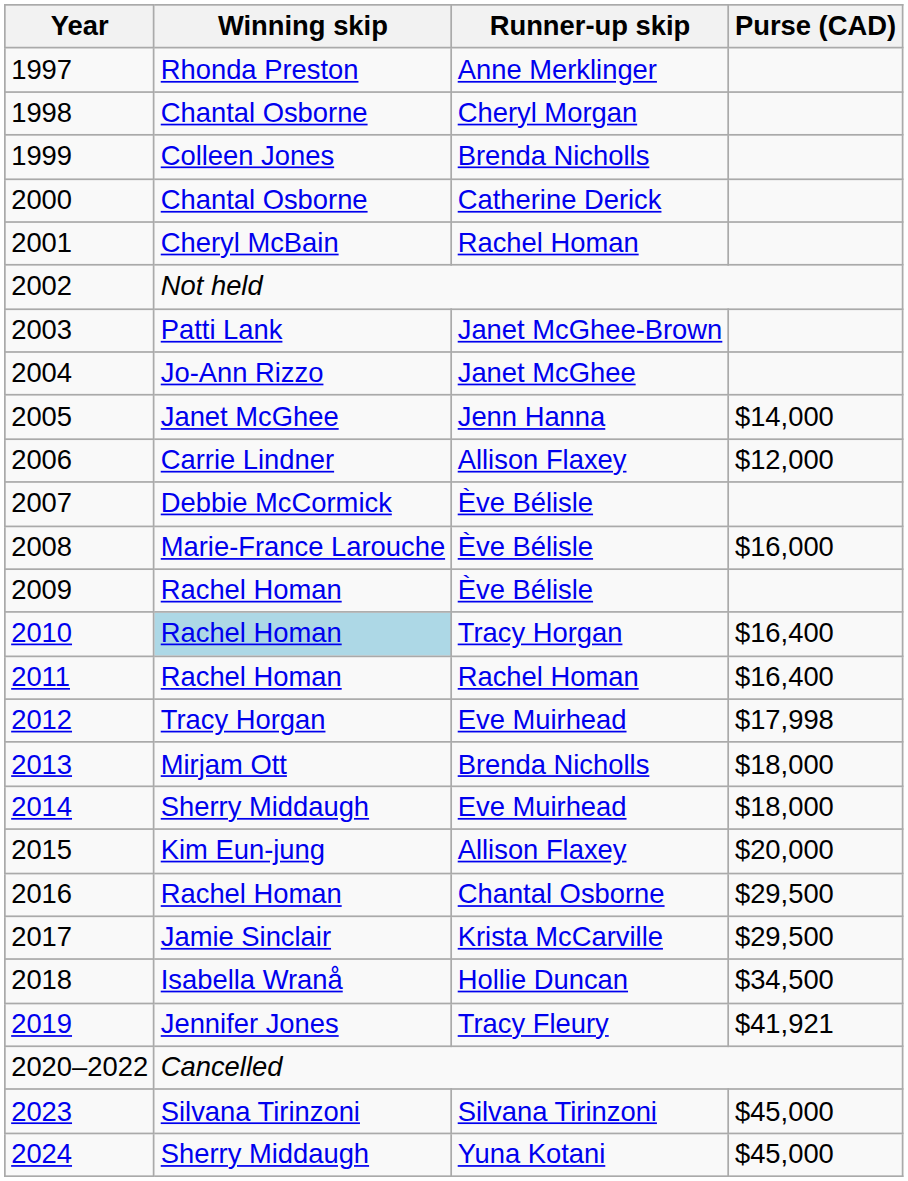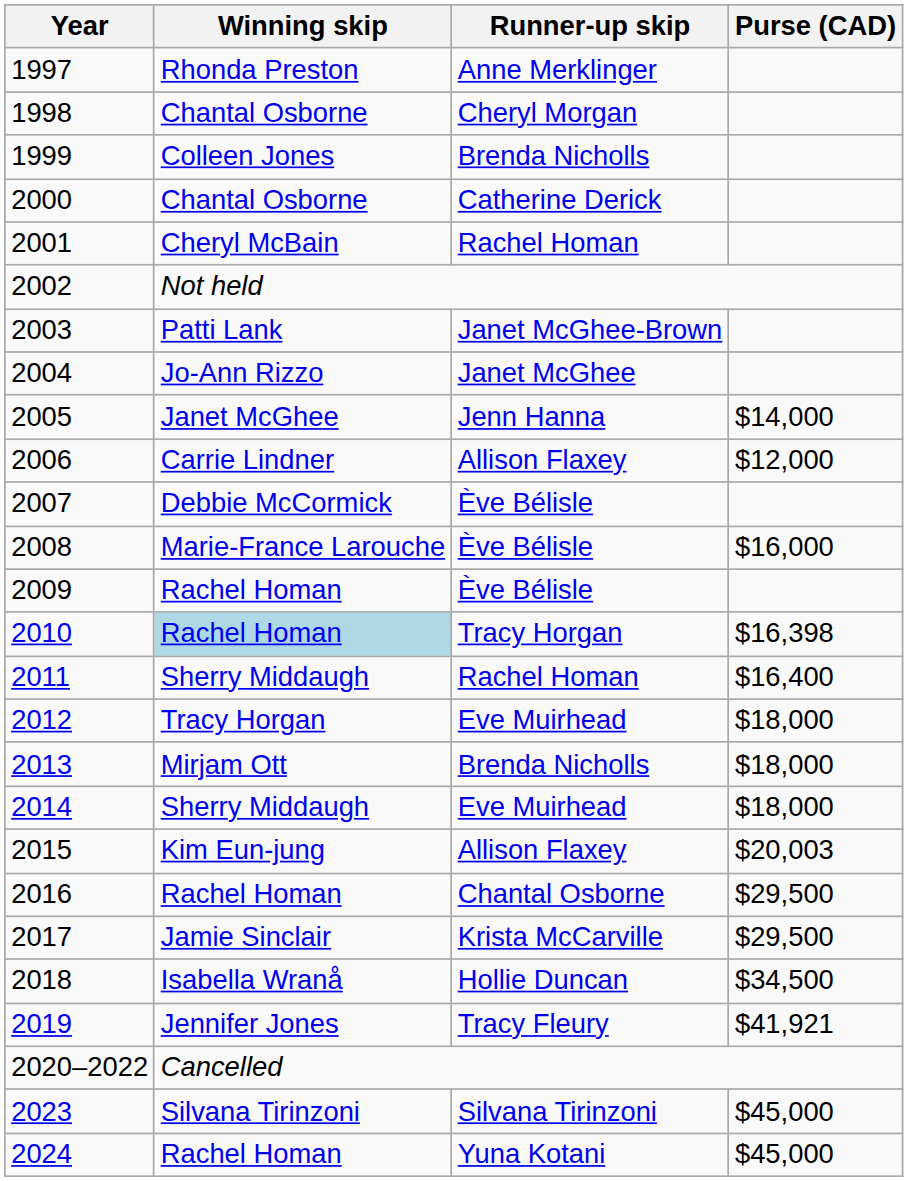(784, 633) $16,400 -> (784, 633) $16,398
(251, 677) Rachel Homan -> (265, 677) Sherry Middaugh
(784, 720) $17,998 -> (784, 720) $18,000
(784, 850) $20,000 -> (784, 850) $20,003
(265, 1154) Sherry Middaugh -> (251, 1154) Rachel Homan
